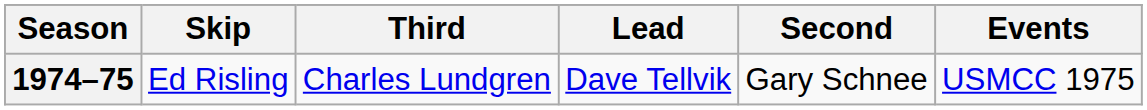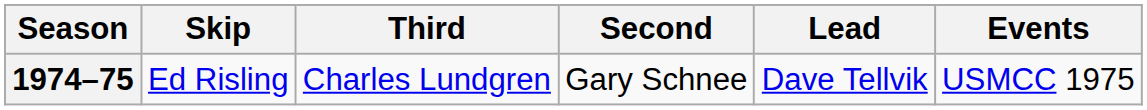columns swapped: (837, 29) <-> (648, 29)
